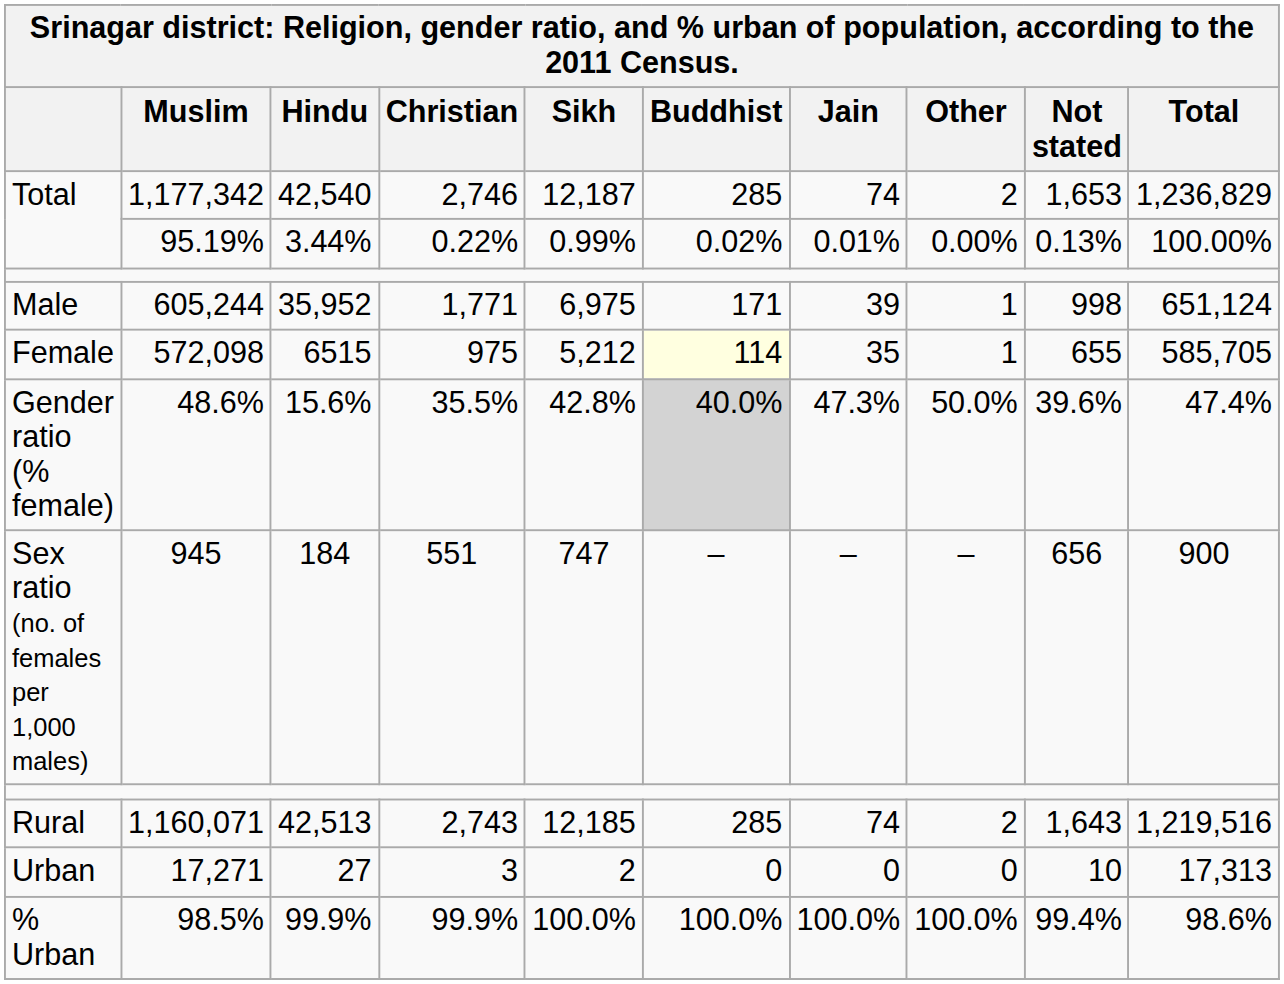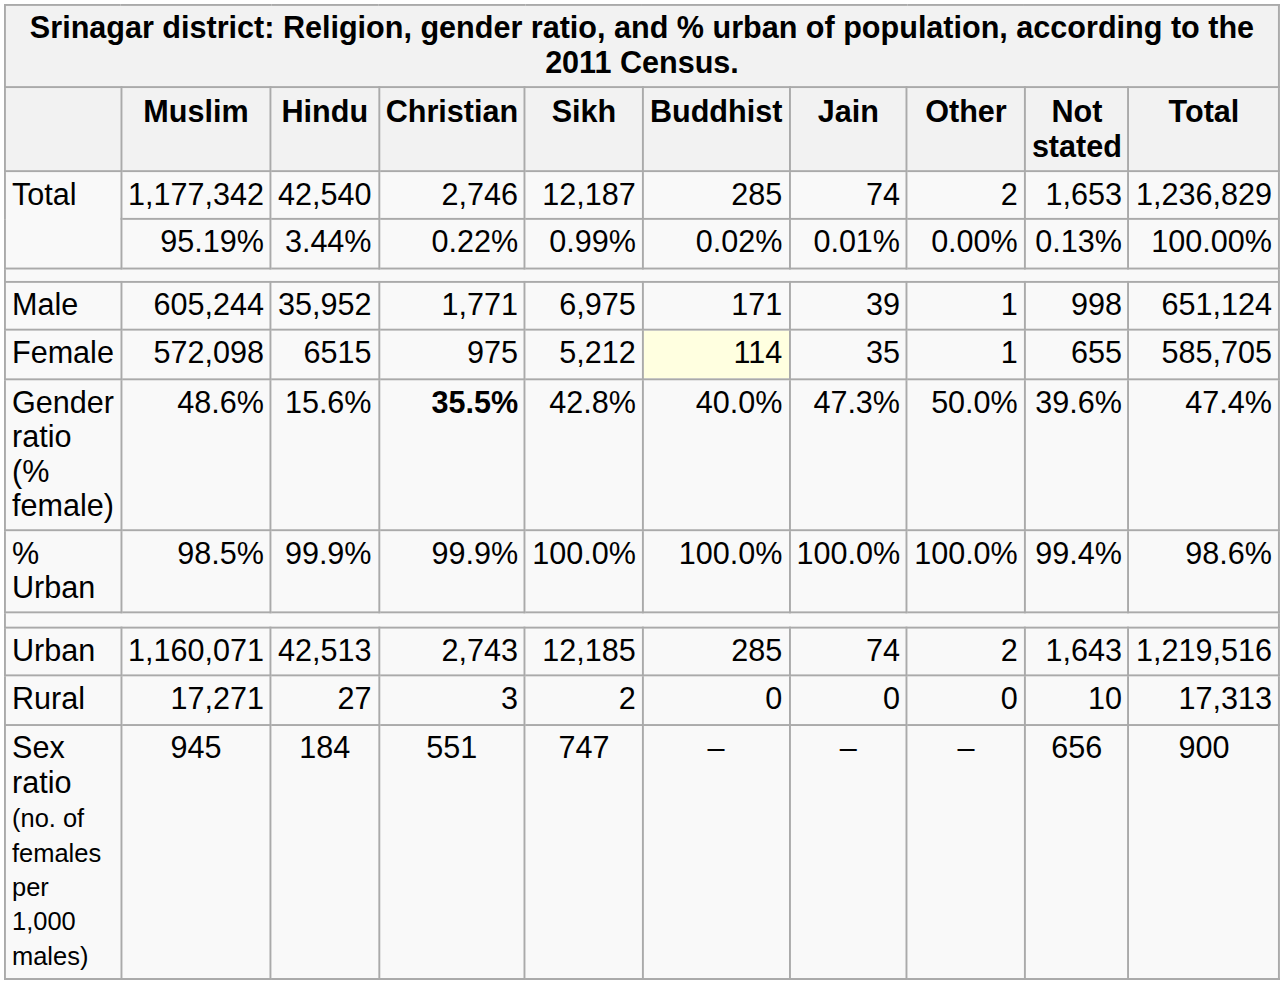(475, 402) normal -> (475, 402) bold
(739, 402) lightgrey background -> (739, 402) no background
rows swapped: (196, 553) <-> (221, 919)
(49, 822) Rural -> (54, 650) Urban
(54, 871) Urban -> (49, 699) Rural
